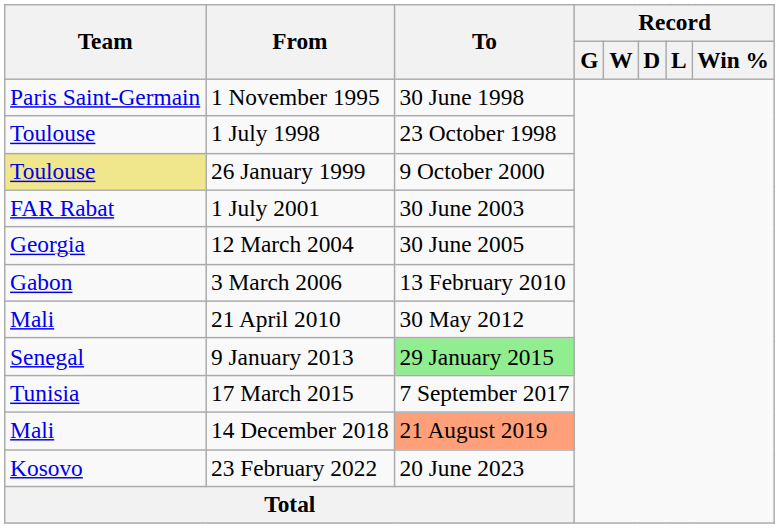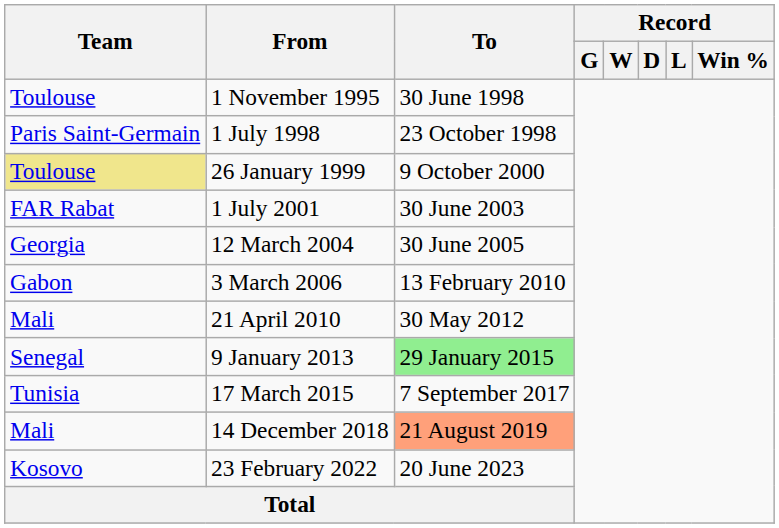(105, 97) Paris Saint-Germain -> (53, 97) Toulouse
(53, 134) Toulouse -> (105, 134) Paris Saint-Germain
